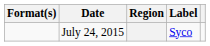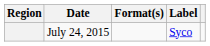columns swapped: (147, 13) <-> (32, 13)
